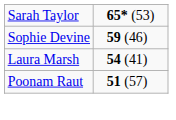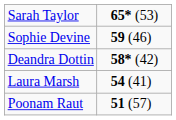+ row: (51, 59)
